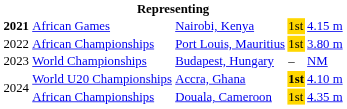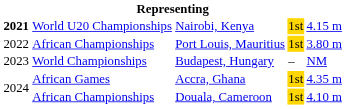(71, 26) African Games -> (102, 26) World U20 Championships
(102, 79) World U20 Championships -> (71, 79) African Games
(296, 79) bold -> (296, 79) normal
(325, 79) 4.10 m -> (324, 79) 4.35 m
(325, 96) 4.35 m -> (324, 96) 4.10 m
